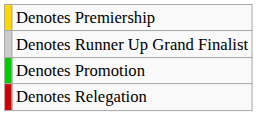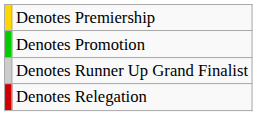rows swapped: (81, 70) <-> (132, 44)
